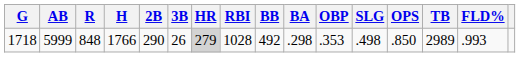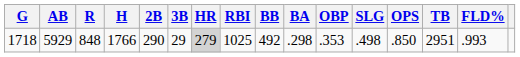(58, 40) 5999 -> (58, 40) 5929
(178, 40) 26 -> (178, 40) 29
(238, 40) 1028 -> (238, 40) 1025
(440, 40) 2989 -> (440, 40) 2951
